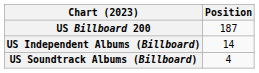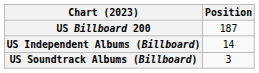(229, 60) 4 -> (229, 60) 3
